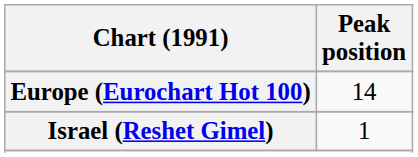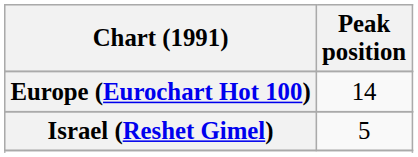(364, 130) 1 -> (364, 130) 5
